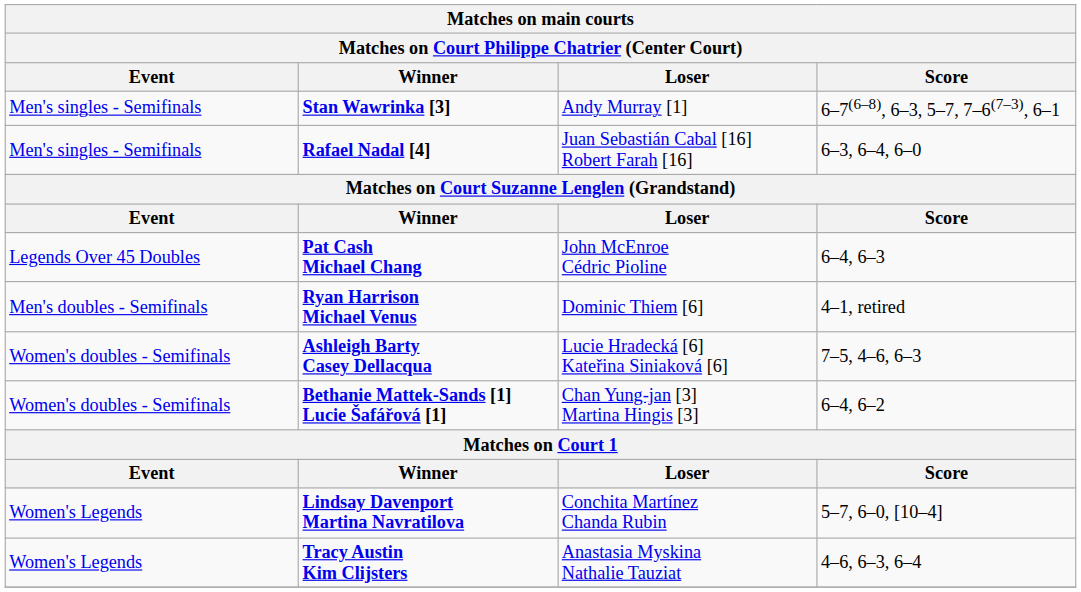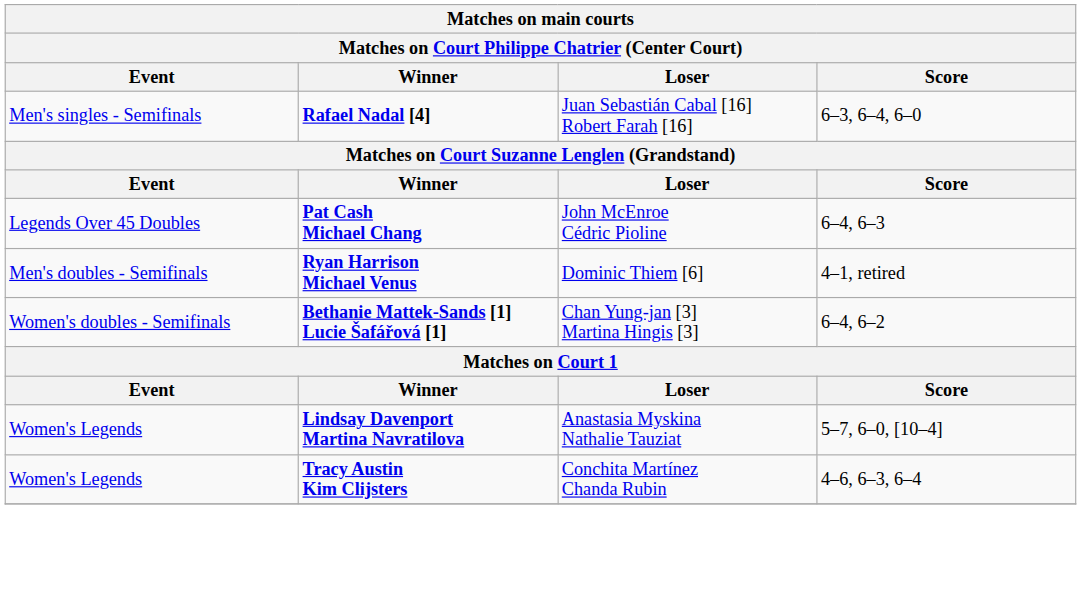- row: (376, 108)
- row: (367, 356)
(630, 512) Conchita Martínez Chanda Rubin -> (631, 429) Anastasia Myskina Nathalie Tauziat
(631, 562) Anastasia Myskina Nathalie Tauziat -> (630, 478) Conchita Martínez Chanda Rubin
